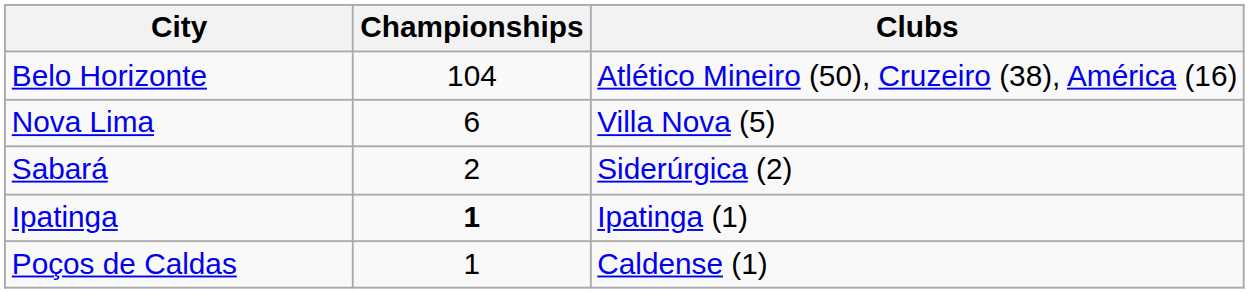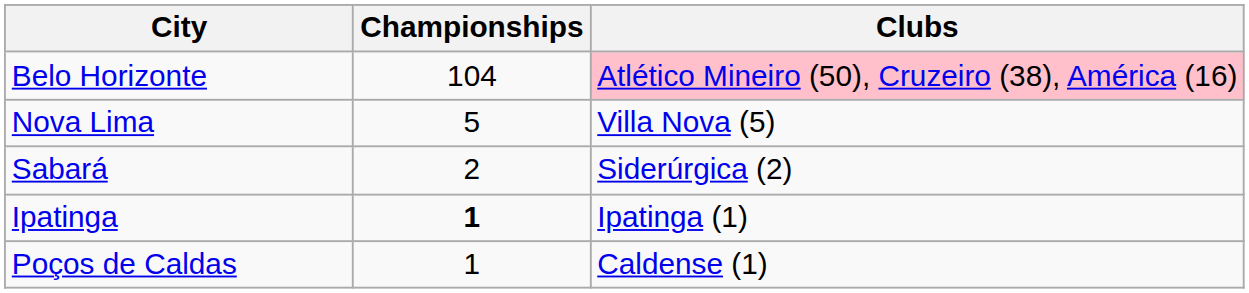(917, 75) no background -> (917, 75) pink background
(472, 122) 6 -> (472, 122) 5
